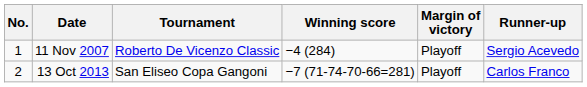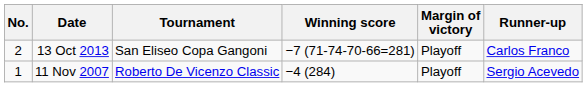rows swapped: (72, 51) <-> (73, 72)
